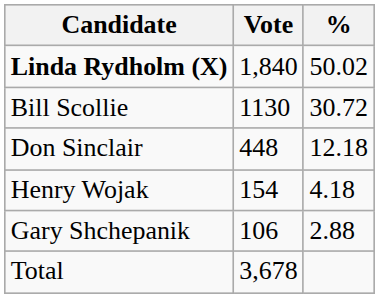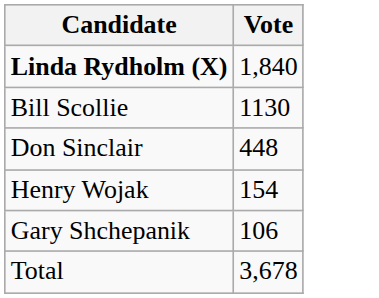- column: (339, 25)
